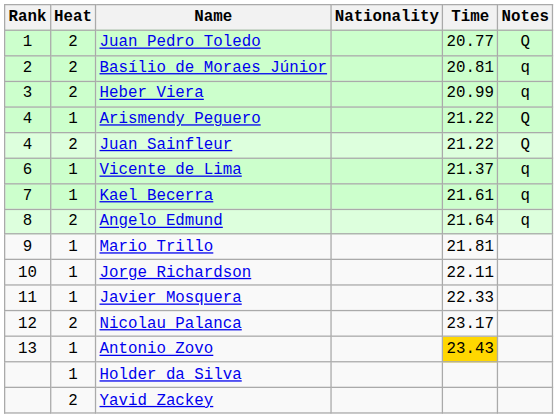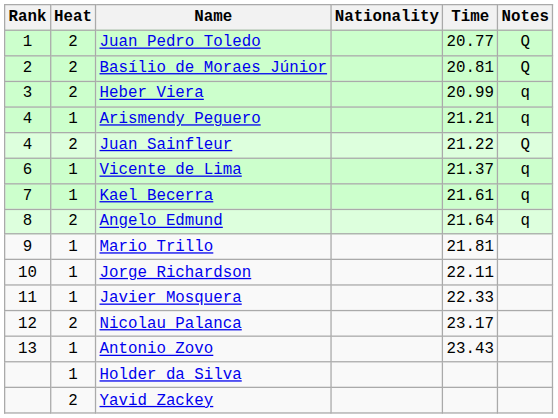(525, 69) q -> (525, 69) Q
(470, 120) 21.22 -> (470, 120) 21.21
(525, 120) Q -> (525, 120) q
(470, 350) gold background -> (470, 350) no background
